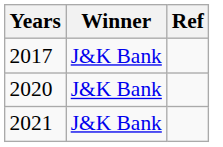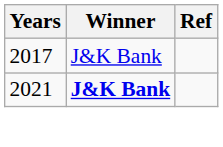- row: (31, 89)
(116, 123) normal -> (120, 89) bold
